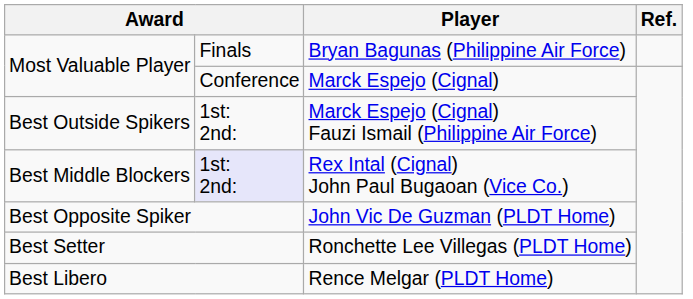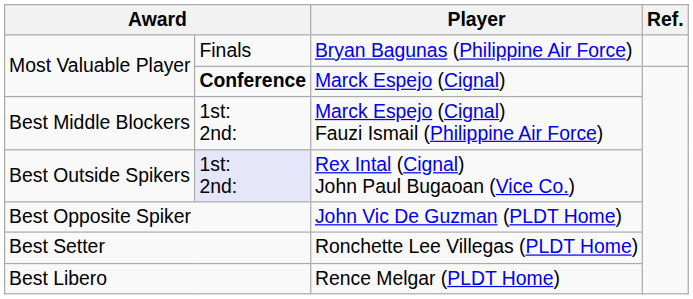(250, 81) normal -> (253, 81) bold
(99, 122) Best Outside Spikers -> (99, 122) Best Middle Blockers
(99, 175) Best Middle Blockers -> (99, 175) Best Outside Spikers
